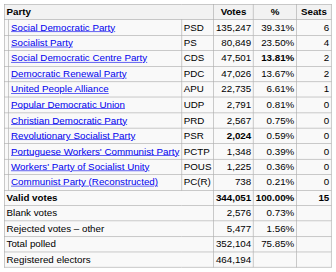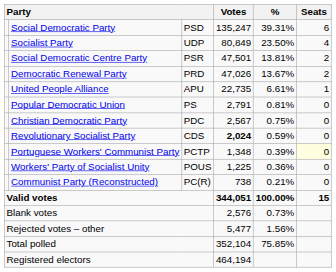(190, 43) PS -> (194, 43) UDP
(194, 58) CDS -> (194, 58) PSR
(278, 58) bold -> (278, 58) normal
(194, 74) PDC -> (194, 74) PRD
(194, 105) UDP -> (190, 105) PS
(194, 120) PRD -> (194, 120) PDC
(194, 136) PSR -> (194, 136) CDS
(327, 151) no background -> (327, 151) lightyellow background
